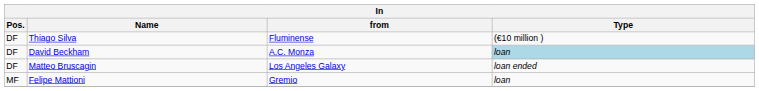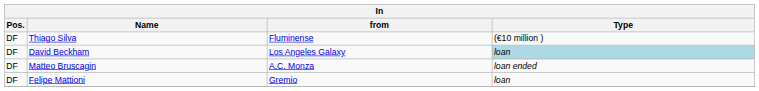(291, 52) A.C. Monza -> (307, 52) Los Angeles Galaxy
(307, 66) Los Angeles Galaxy -> (291, 66) A.C. Monza
(13, 80) MF -> (12, 80) DF
